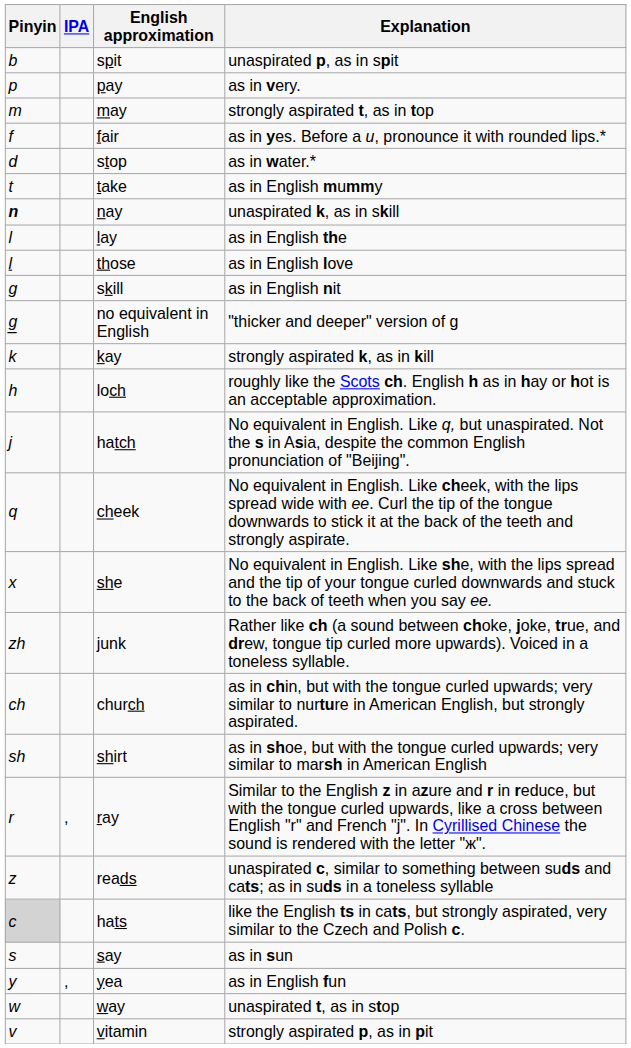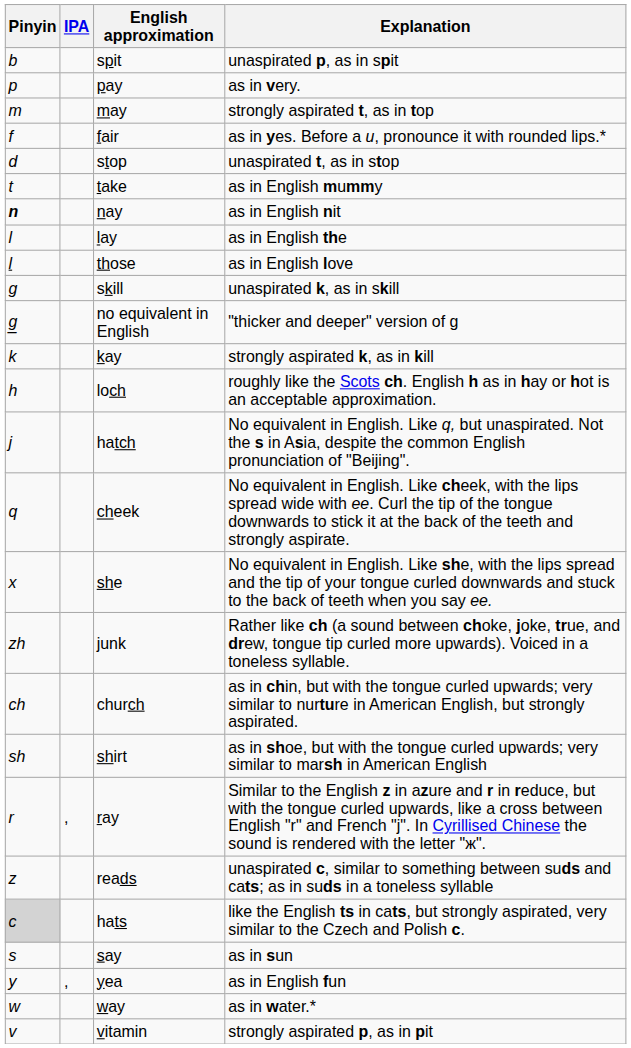(272, 161) as in water.* -> (314, 161) unaspirated t, as in stop
(314, 212) unaspirated k, as in skill -> (284, 212) as in English nit
(284, 288) as in English nit -> (314, 288) unaspirated k, as in skill
(314, 1006) unaspirated t, as in stop -> (272, 1006) as in water.*
